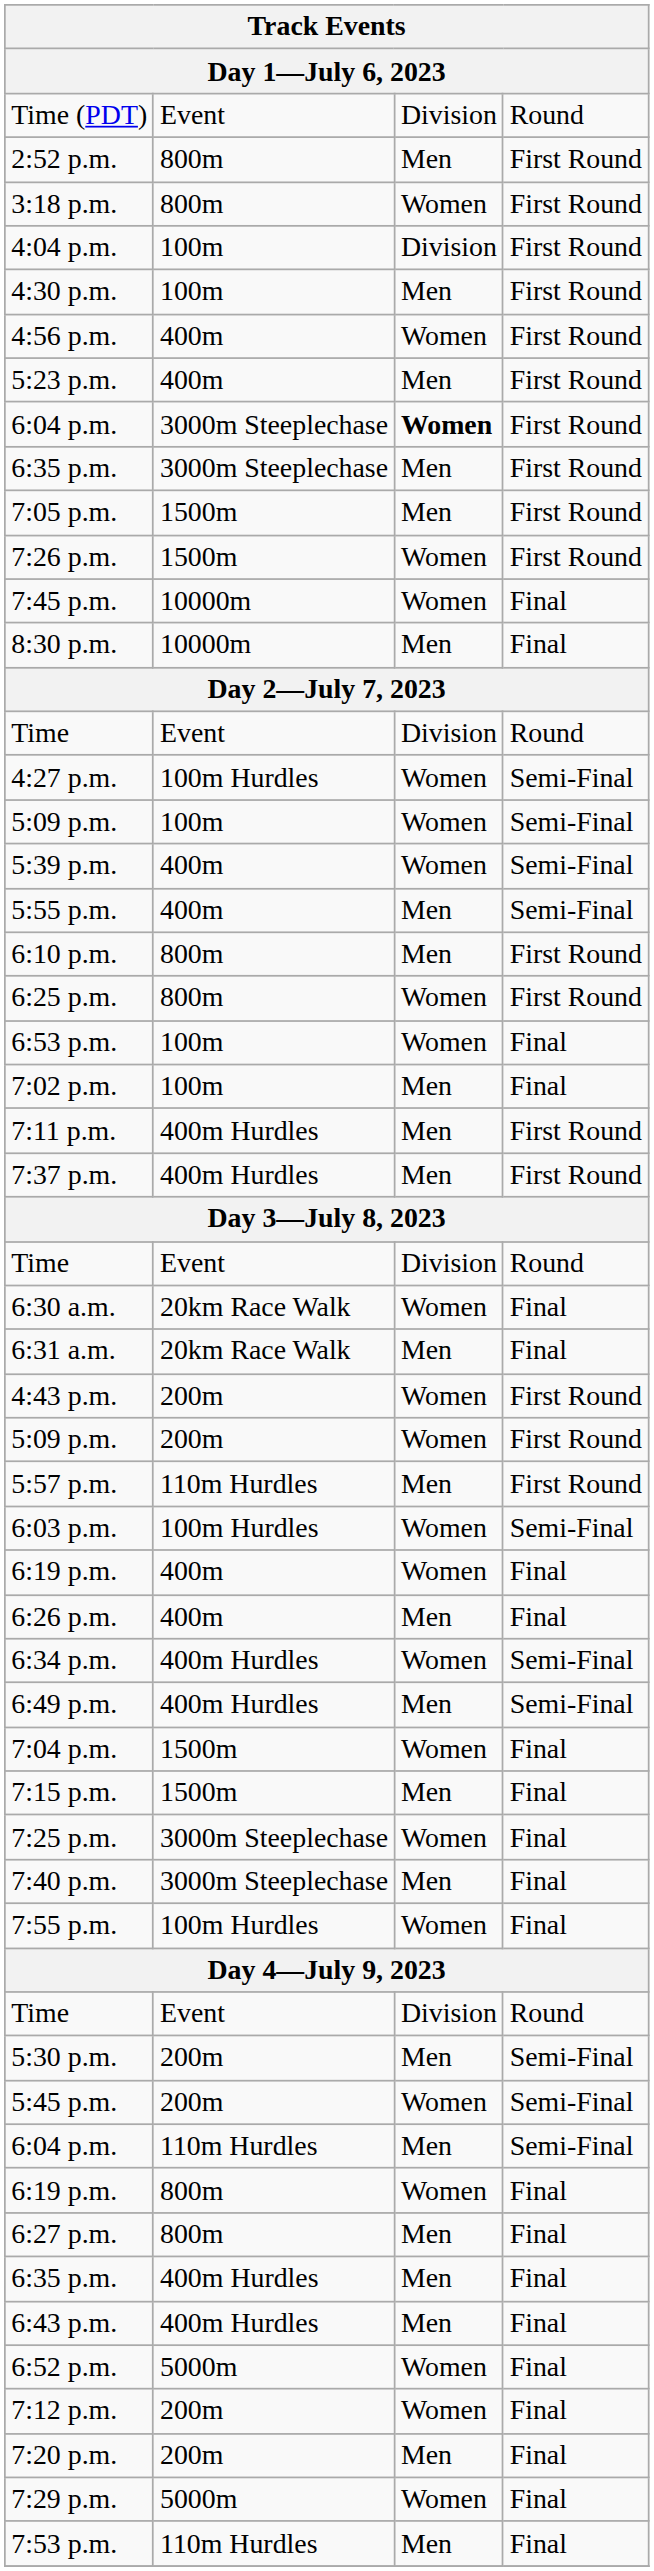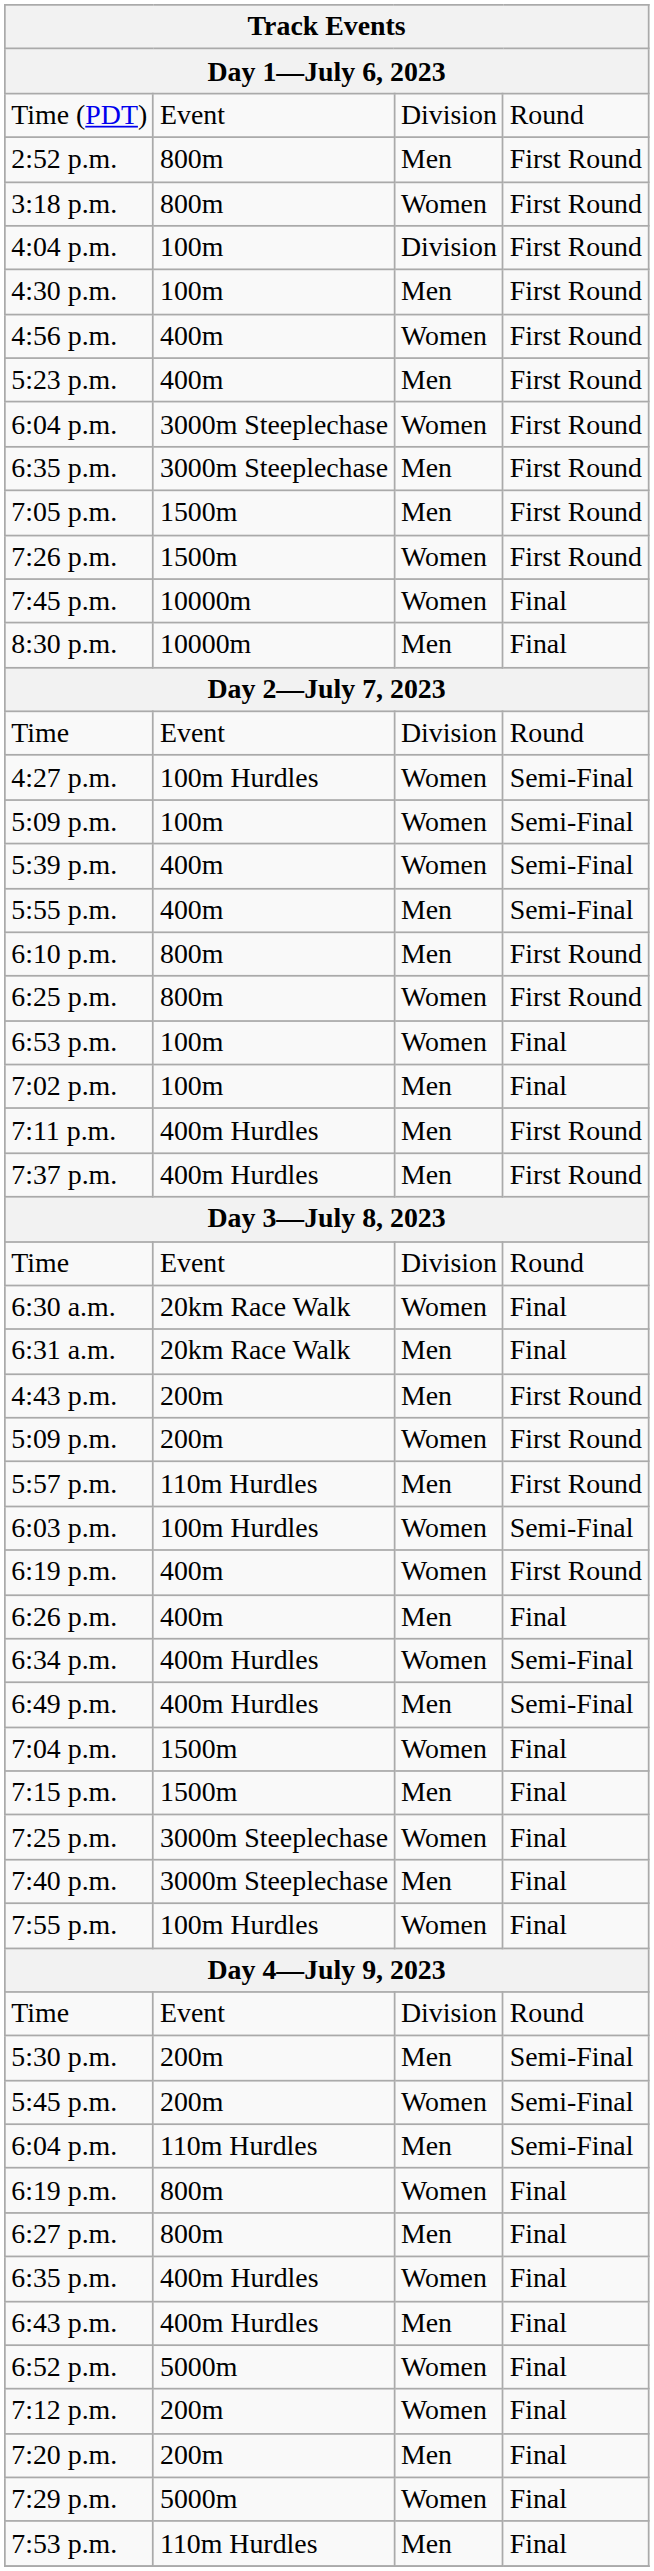(447, 423) bold -> (444, 423) normal
(444, 1395) Women -> (426, 1395) Men
(538, 1571) Final -> (576, 1571) First Round
(426, 2278) Men -> (444, 2278) Women
